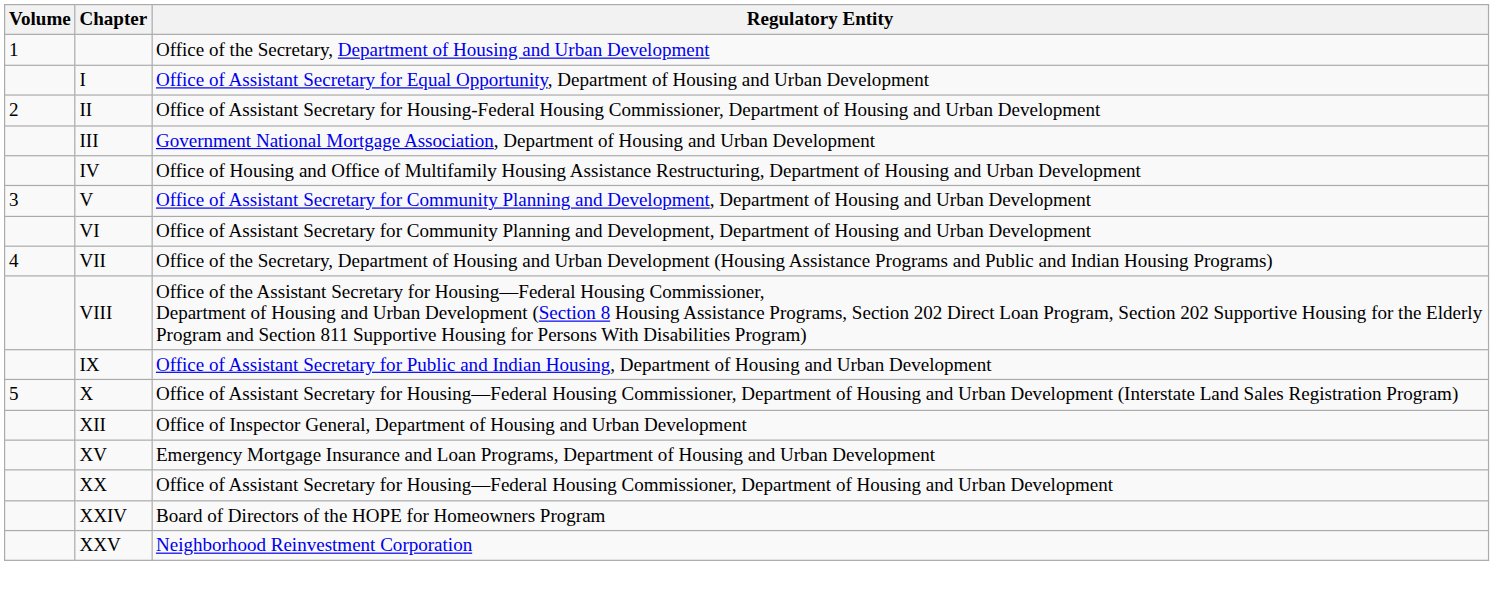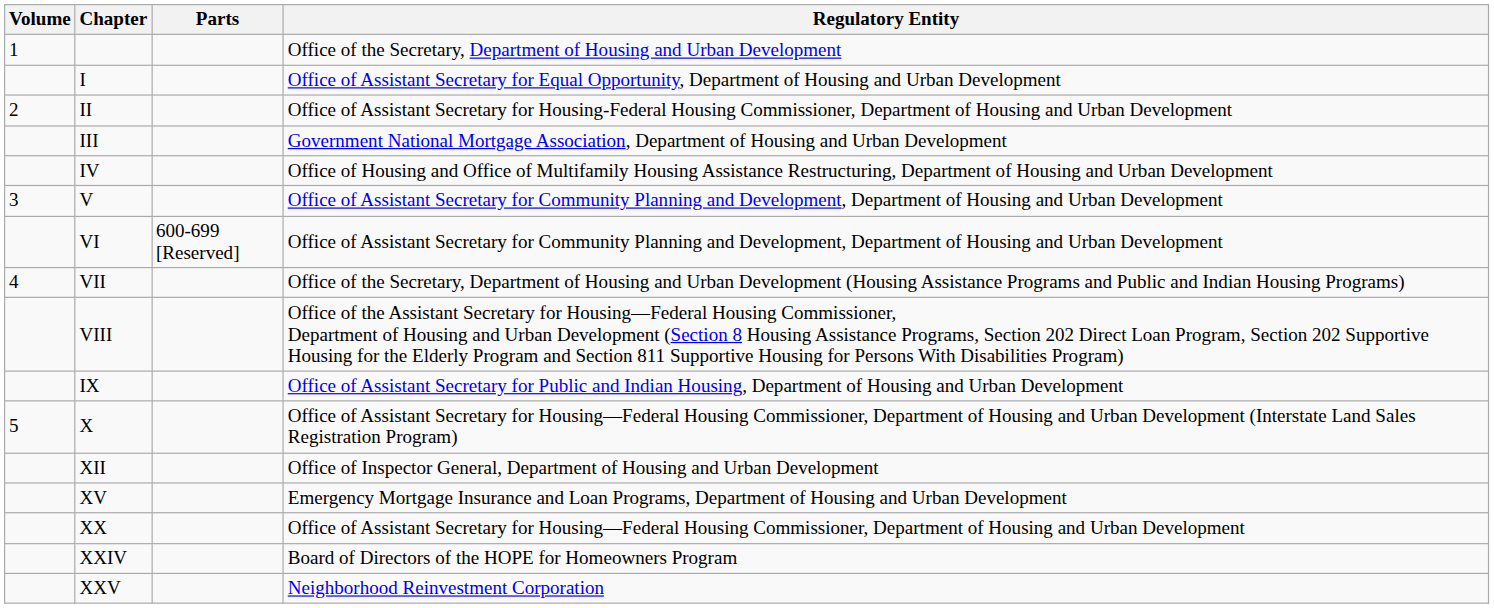+ column: (217, 19)
